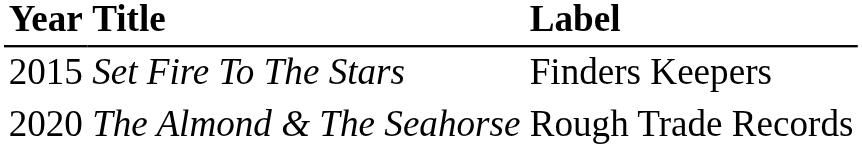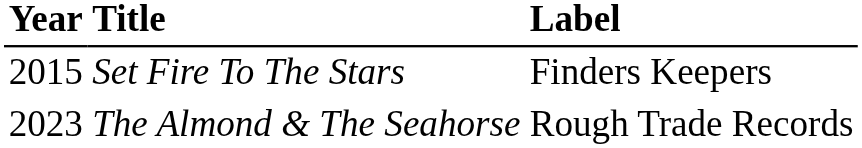(46, 123) 2020 -> (46, 123) 2023
